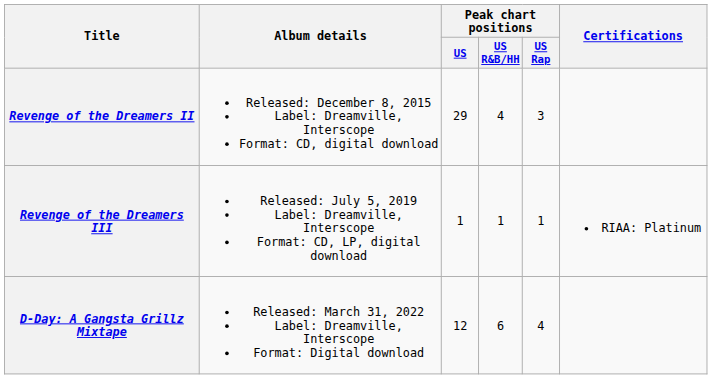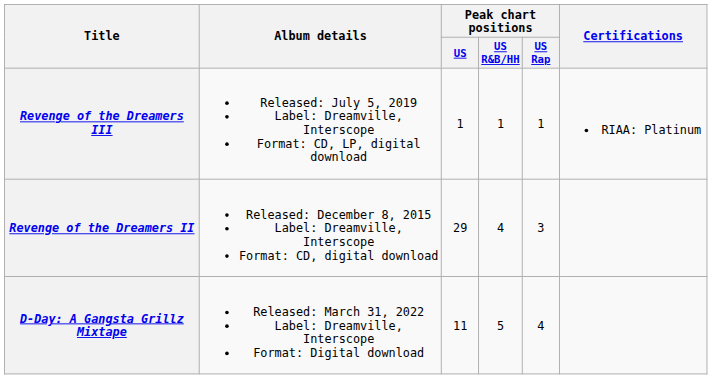rows swapped: (102, 117) <-> (102, 221)
(460, 326) 12 -> (460, 326) 11
(500, 326) 6 -> (500, 326) 5
